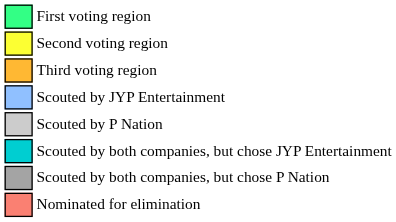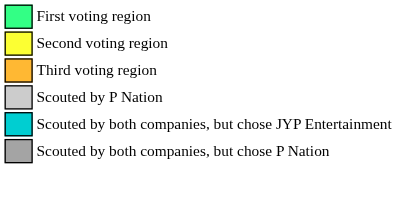- row: (131, 97)
- row: (118, 204)
